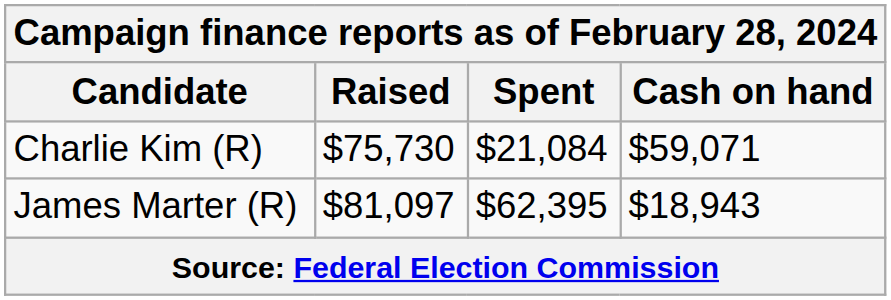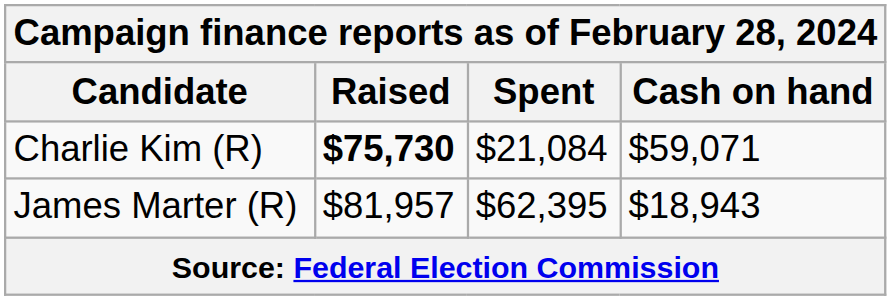(389, 149) normal -> (389, 149) bold
(389, 206) $81,097 -> (389, 206) $81,957
